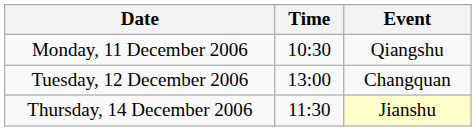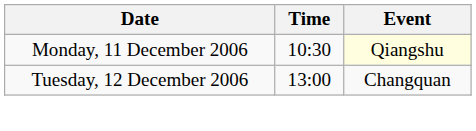(407, 49) no background -> (407, 49) lightyellow background
- row: (140, 110)
